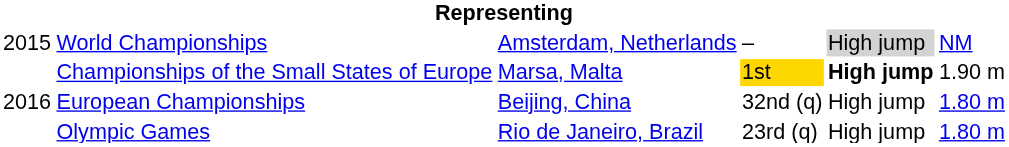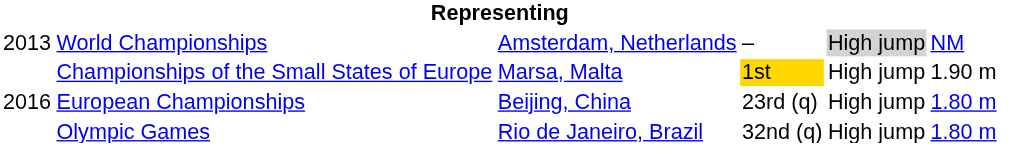(27, 42) 2015 -> (27, 42) 2013
(881, 72) bold -> (877, 72) normal
(782, 102) 32nd (q) -> (780, 102) 23rd (q)
(780, 131) 23rd (q) -> (782, 131) 32nd (q)
